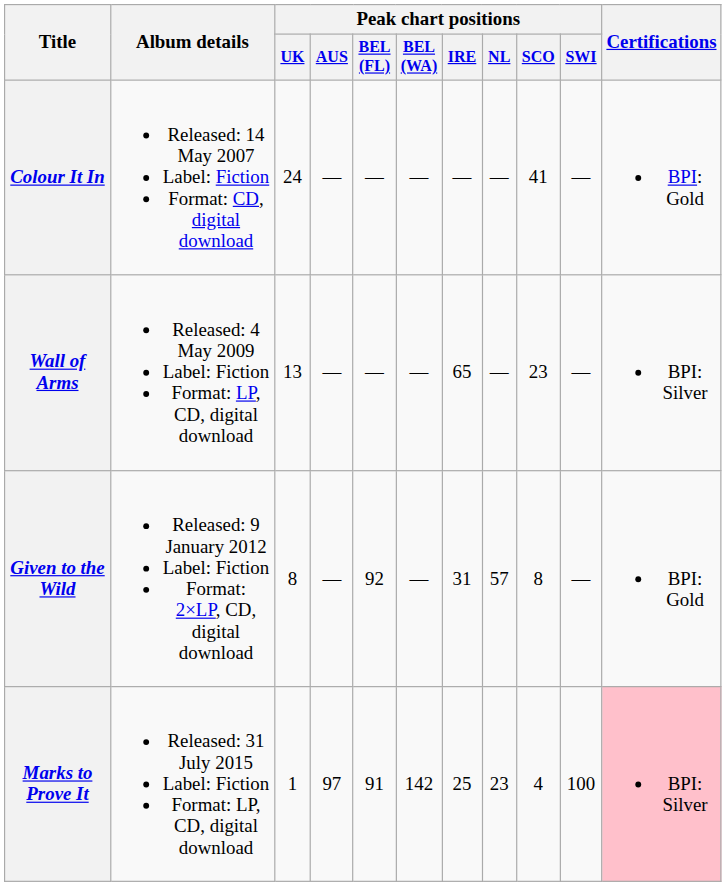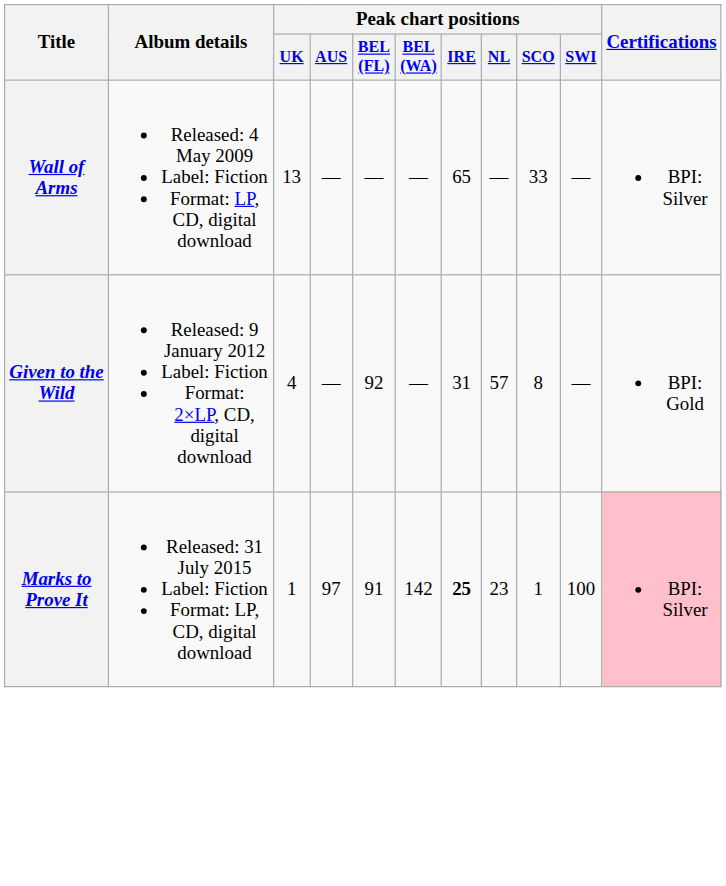- row: (57, 177)
(538, 372) 23 -> (538, 177) 33
(292, 578) 8 -> (292, 383) 4
(462, 784) normal -> (462, 588) bold
(538, 784) 4 -> (538, 588) 1
